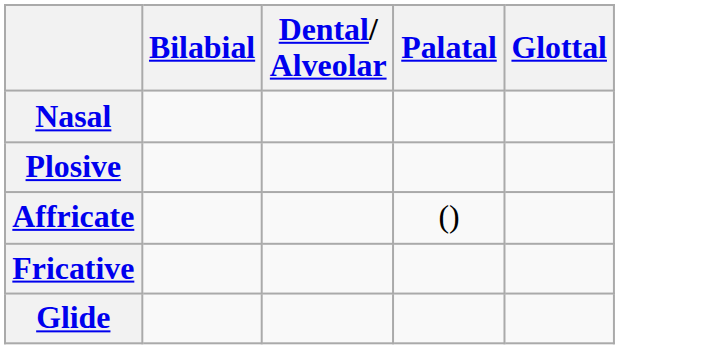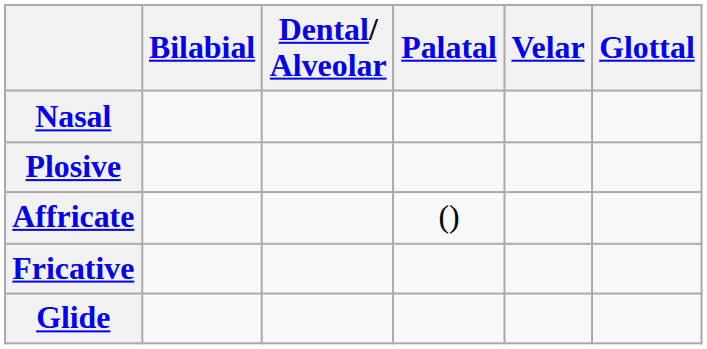+ column: (548, 47)
